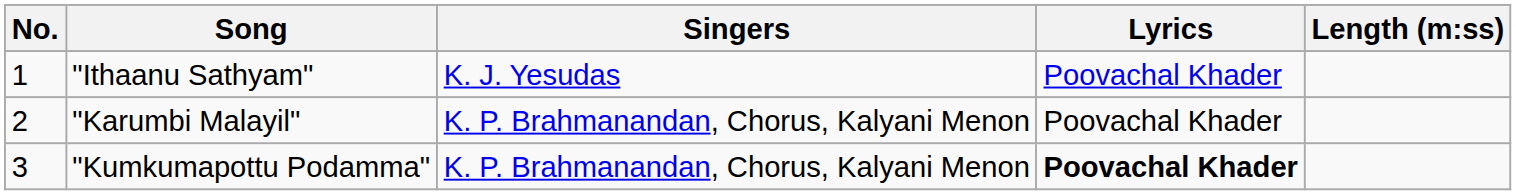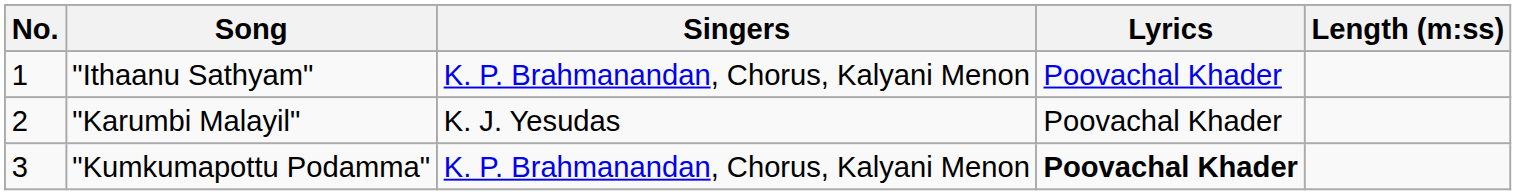(532, 74) K. J. Yesudas -> (737, 74) K. P. Brahmanandan, Chorus, Kalyani Menon
(737, 121) K. P. Brahmanandan, Chorus, Kalyani Menon -> (532, 121) K. J. Yesudas
